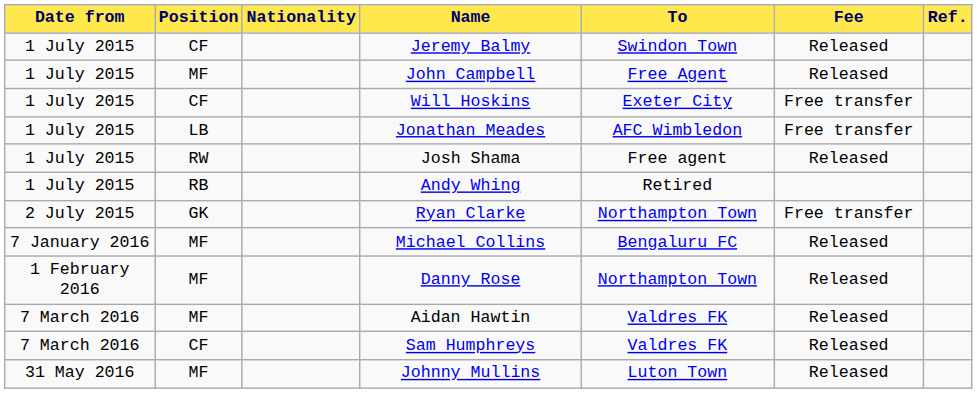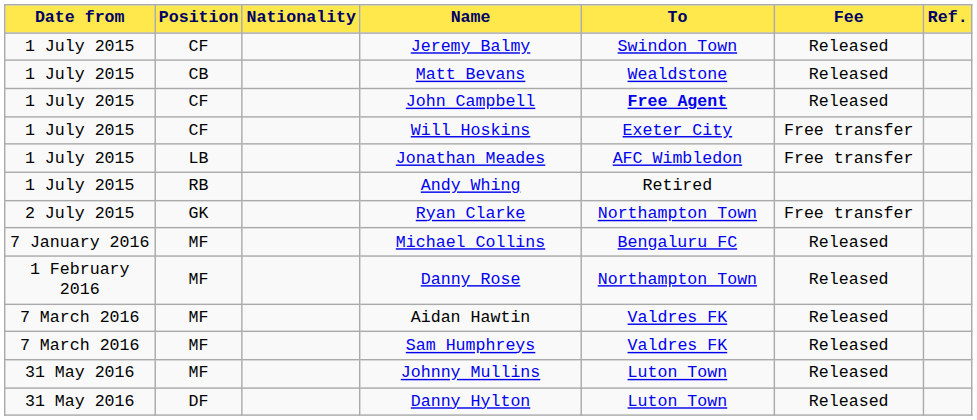+ row: (471, 74)
(199, 74) MF -> (199, 102) CF
(677, 74) normal -> (677, 102) bold
- row: (471, 158)
(199, 345) CF -> (199, 345) MF
+ row: (471, 401)
